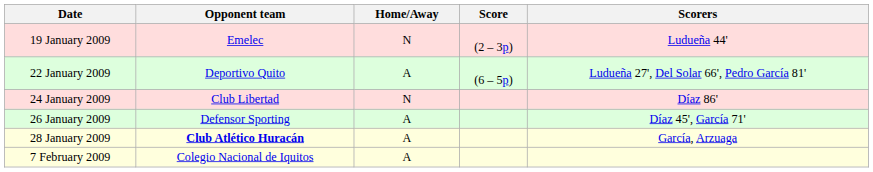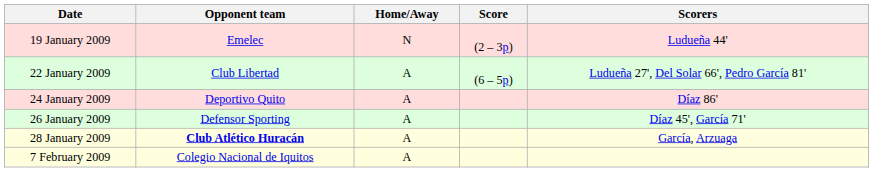(245, 73) Deportivo Quito -> (245, 73) Club Libertad
(245, 99) Club Libertad -> (245, 99) Deportivo Quito
(407, 99) N -> (407, 99) A
